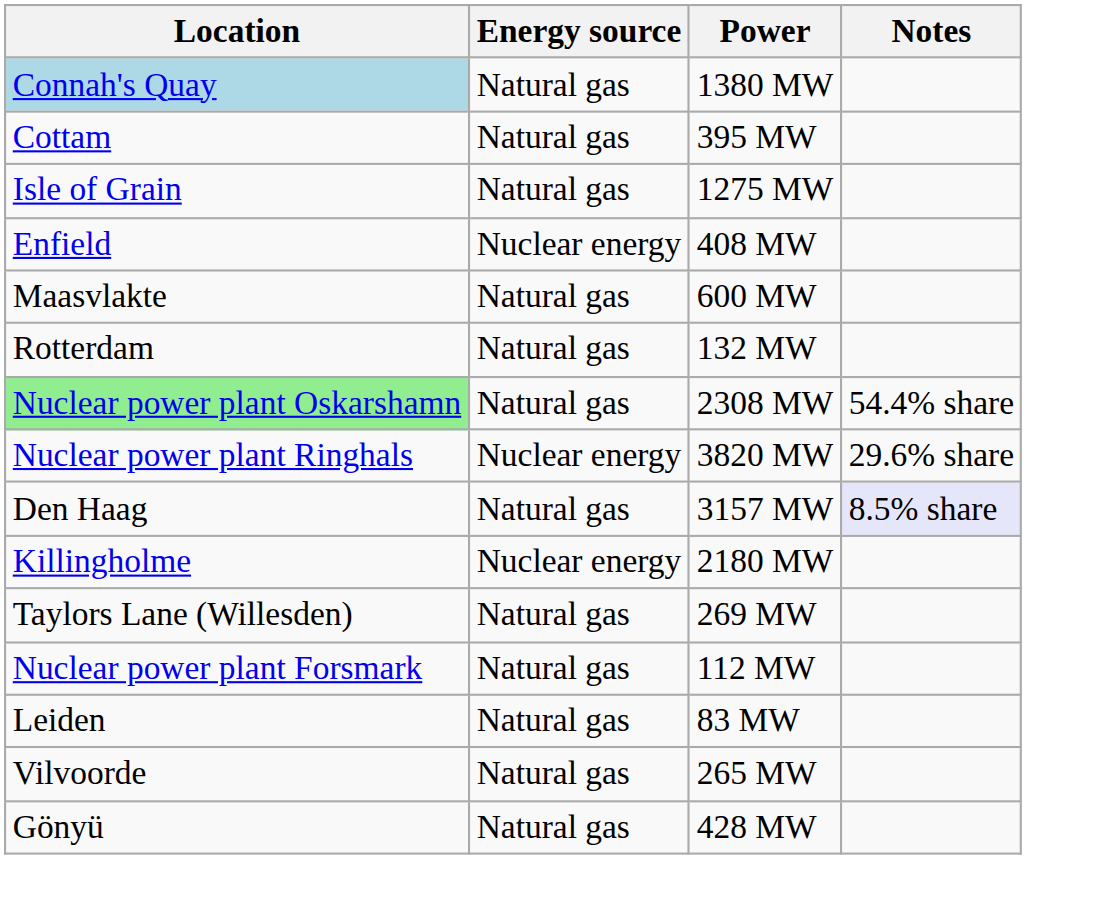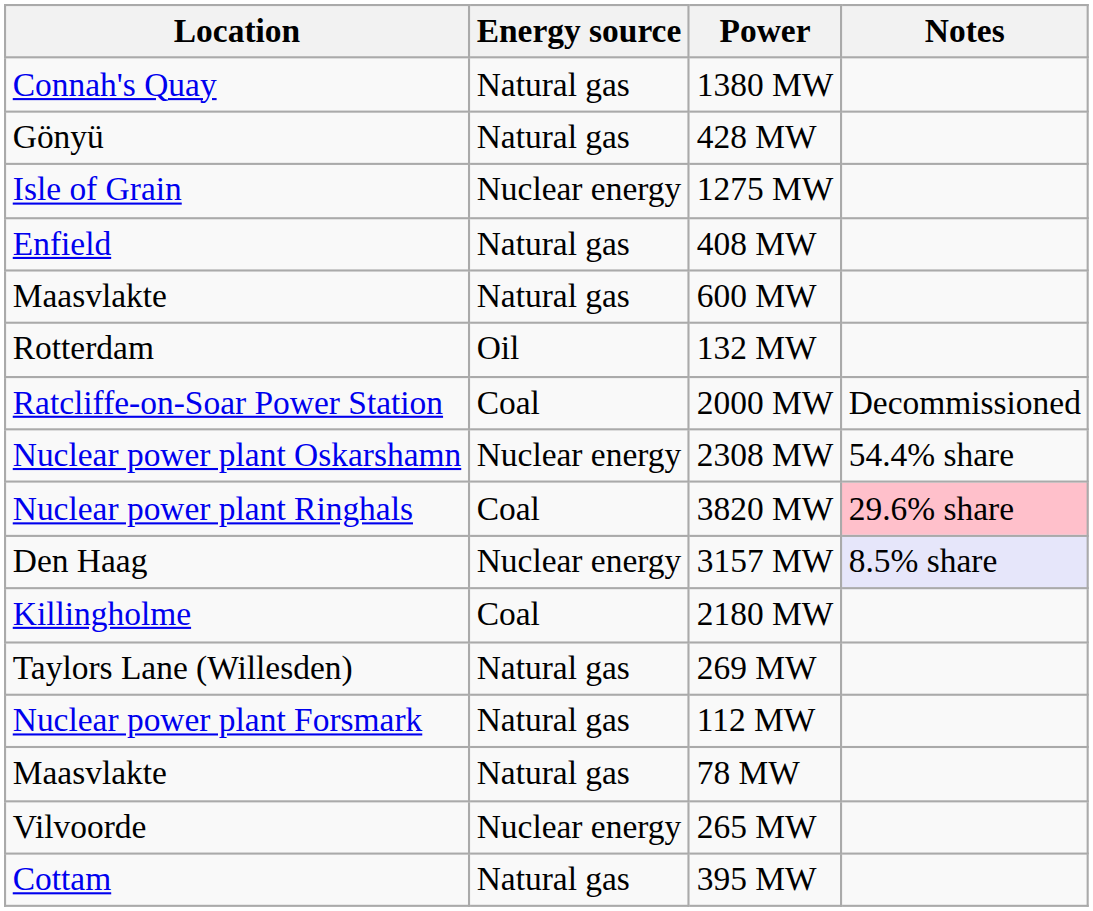(115, 84) lightblue background -> (115, 84) no background
rows swapped: (757, 137) <-> (757, 826)
(553, 190) Natural gas -> (579, 190) Nuclear energy
(579, 243) Nuclear energy -> (553, 243) Natural gas
(553, 349) Natural gas -> (498, 349) Oil
+ row: (765, 402)
(237, 402) lightgreen background -> (237, 455) no background
(553, 402) Natural gas -> (579, 455) Nuclear energy
(579, 455) Nuclear energy -> (508, 508) Coal
(931, 455) no background -> (931, 508) pink background
(553, 508) Natural gas -> (579, 561) Nuclear energy
(579, 561) Nuclear energy -> (508, 614) Coal
- row: (748, 720)
+ row: (748, 773)
(553, 773) Natural gas -> (579, 826) Nuclear energy
